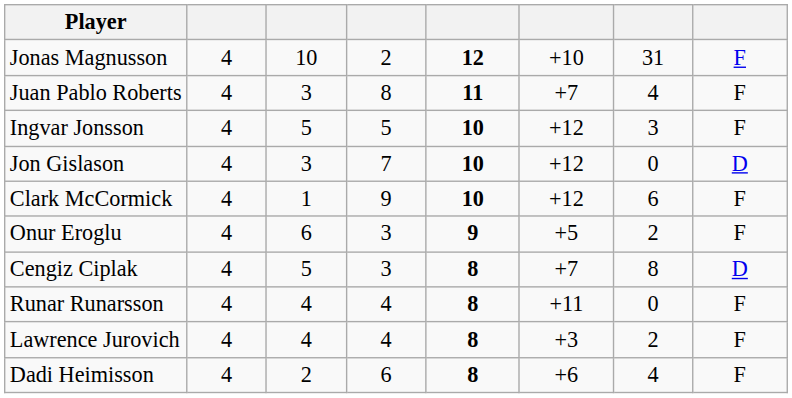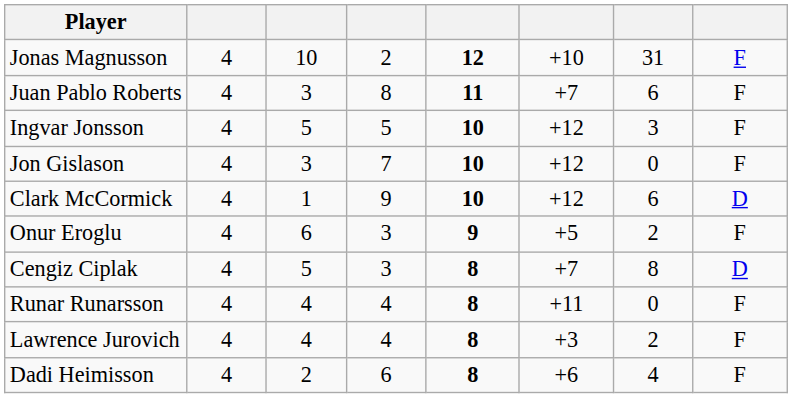(653, 92) 4 -> (653, 92) 6
(740, 163) D -> (740, 163) F
(740, 198) F -> (740, 198) D
